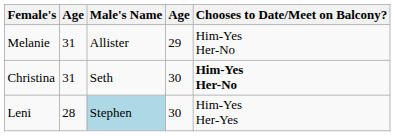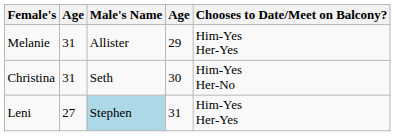(219, 42) Him-Yes Her-No -> (219, 42) Him-Yes Her-Yes
(220, 77) bold -> (219, 77) normal
(69, 112) 28 -> (69, 112) 27
(175, 112) 30 -> (175, 112) 31
